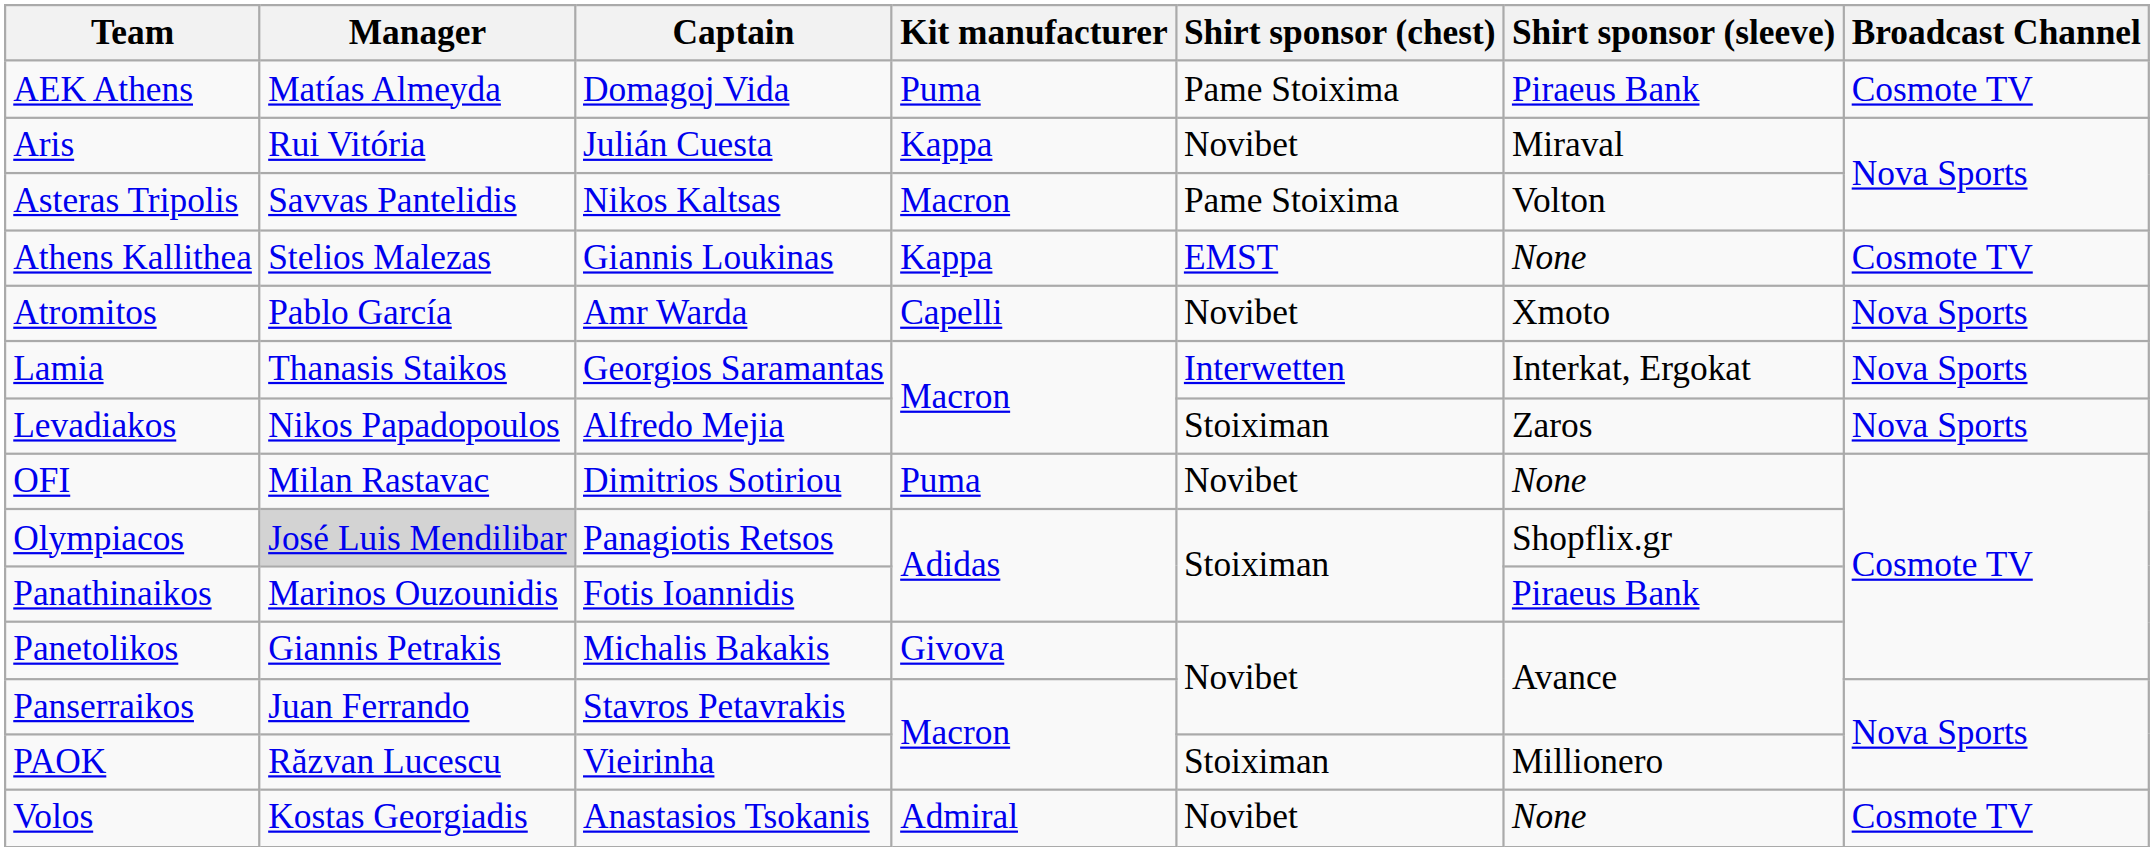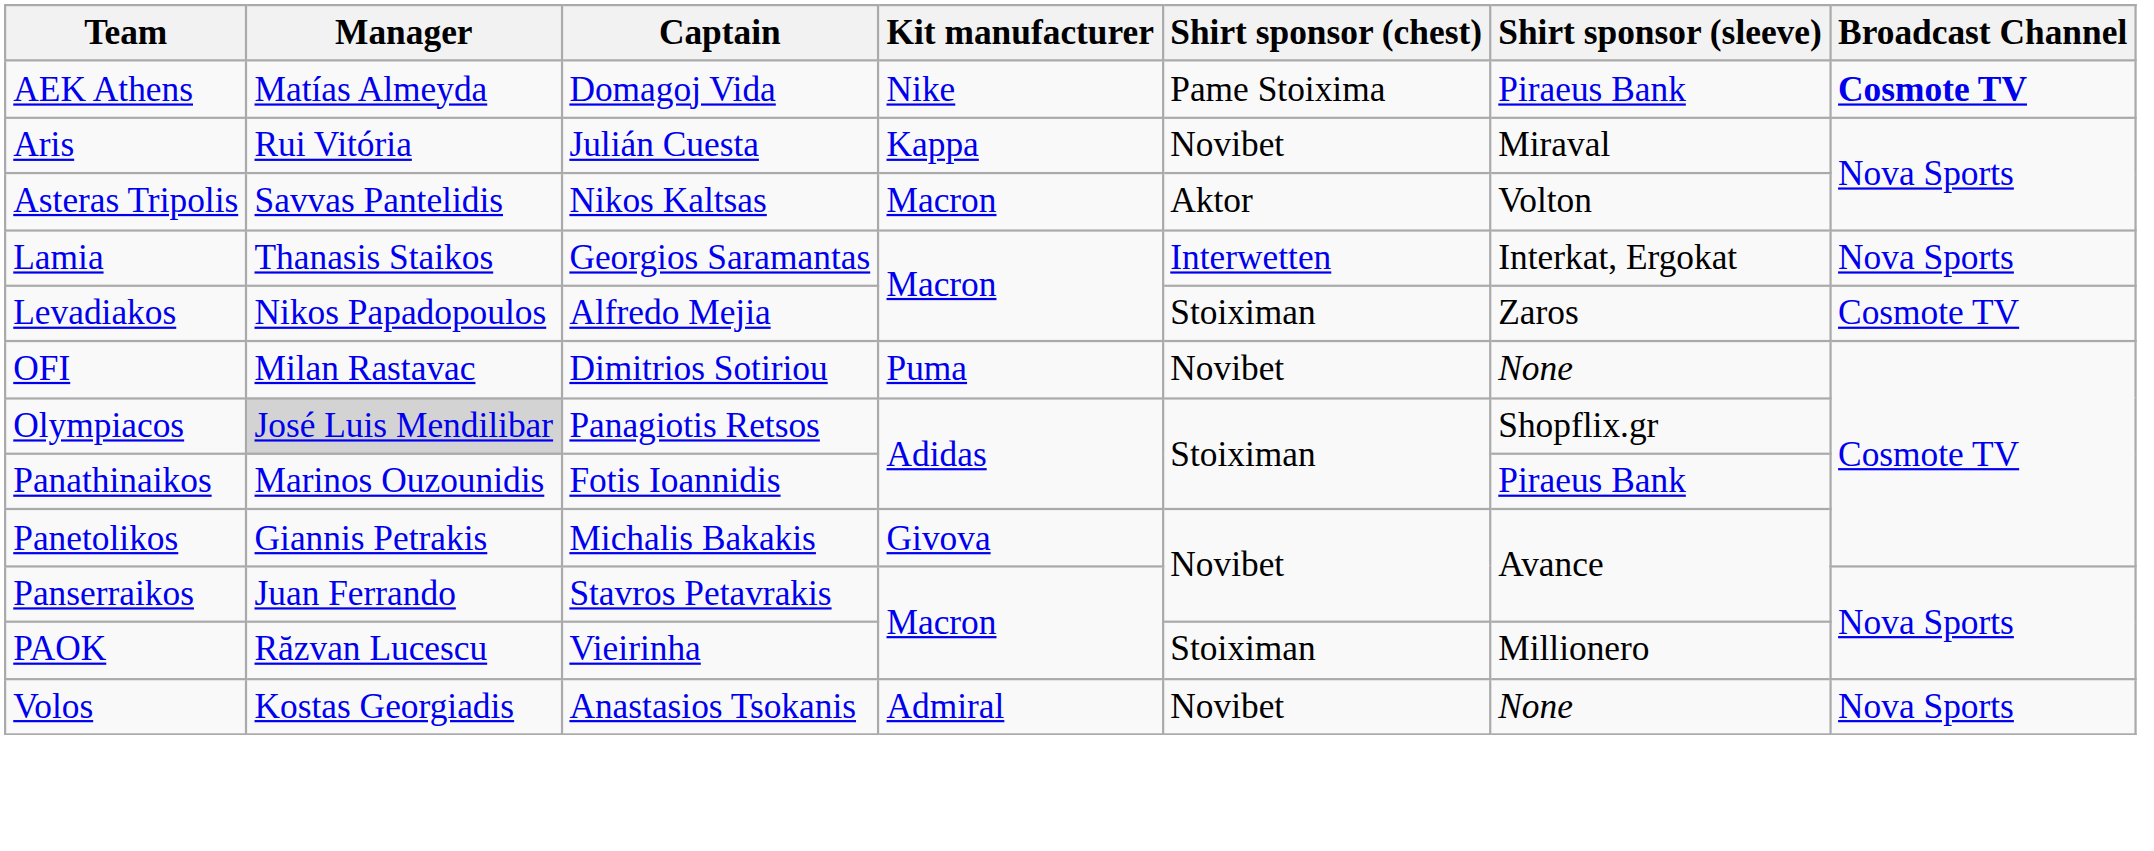(940, 88) Puma -> (921, 88) Nike
(1942, 88) normal -> (1933, 88) bold
(1291, 200) Pame Stoixima -> (1212, 200) Aktor
- row: (133, 256)
- row: (85, 312)
(1940, 425) Nova Sports -> (1929, 312) Cosmote TV
(1942, 817) Cosmote TV -> (1926, 705) Nova Sports
